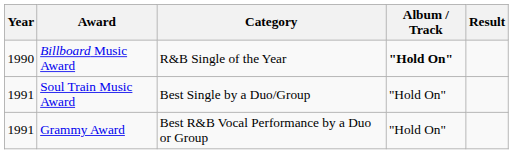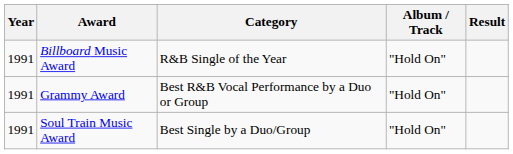(21, 58) 1990 -> (21, 58) 1991
(421, 58) bold -> (417, 58) normal
rows swapped: (83, 130) <-> (86, 94)
